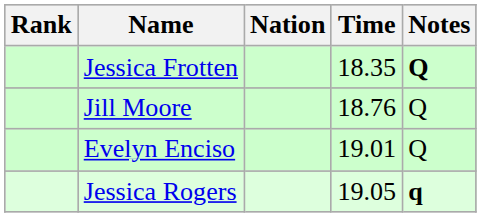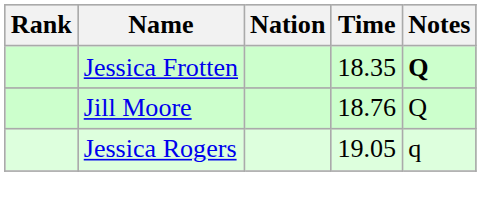- row: (159, 149)
(415, 190) bold -> (415, 149) normal
